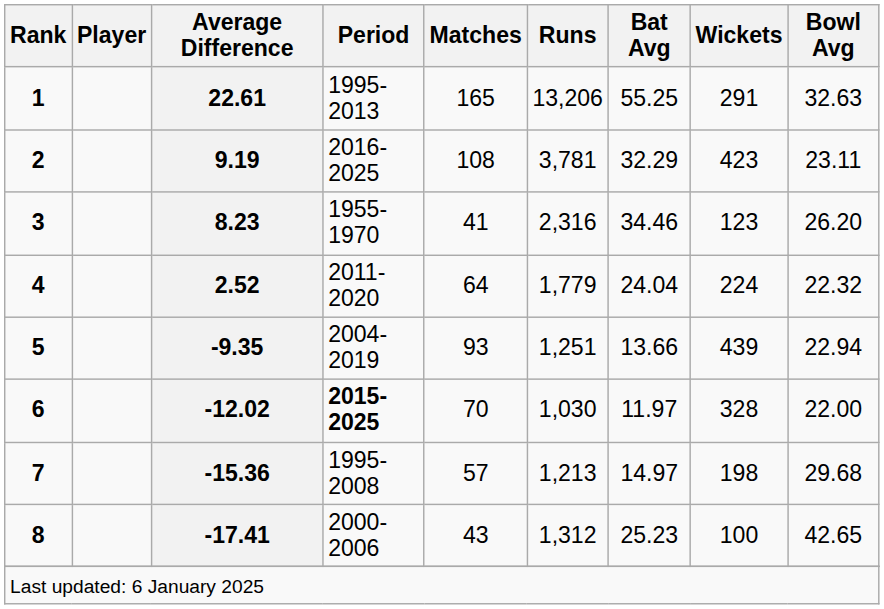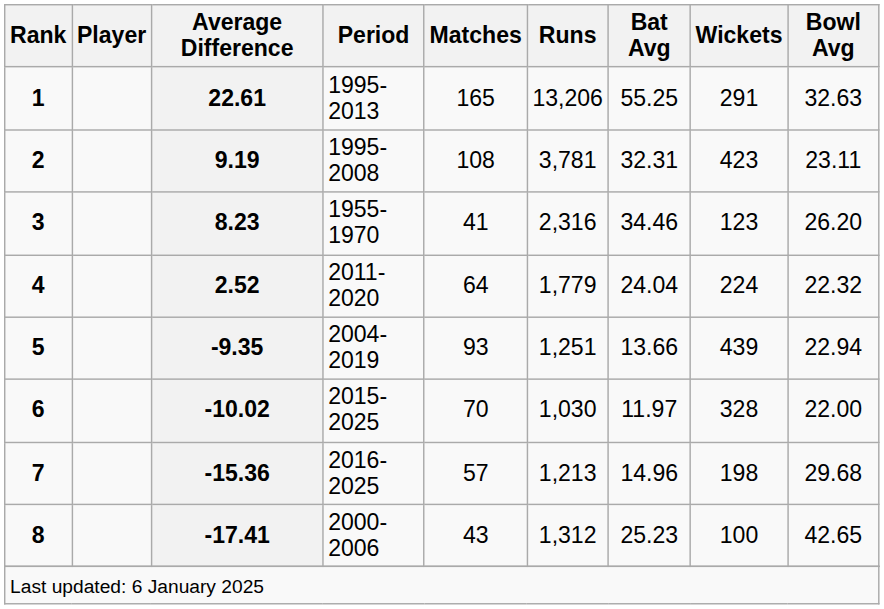(358, 160) 2016-2025 -> (358, 160) 1995-2008
(649, 160) 32.29 -> (649, 160) 32.31
(237, 410) -12.02 -> (237, 410) -10.02
(358, 410) bold -> (358, 410) normal
(358, 472) 1995-2008 -> (358, 472) 2016-2025
(649, 472) 14.97 -> (649, 472) 14.96
